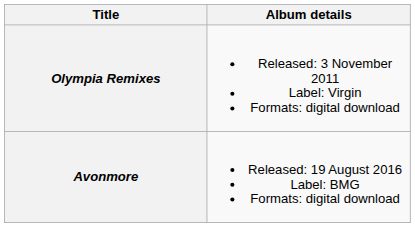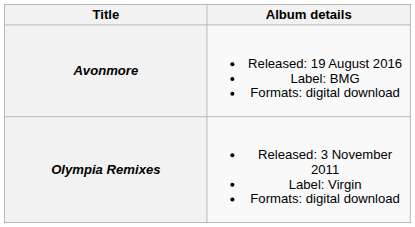rows swapped: (106, 78) <-> (106, 177)
